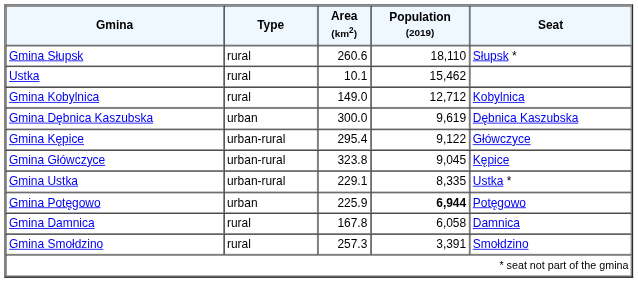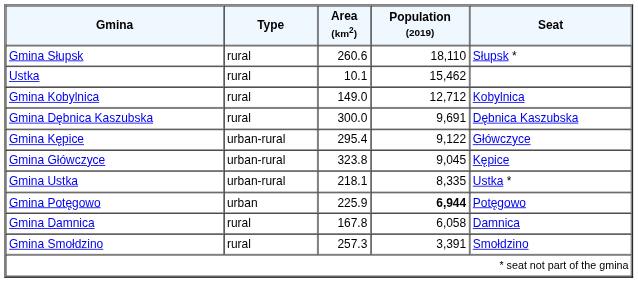(242, 118) urban -> (239, 118) rural
(451, 118) 9,619 -> (451, 118) 9,691
(352, 181) 229.1 -> (352, 181) 218.1
